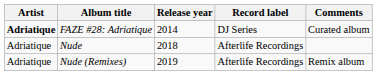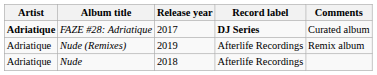(167, 29) 2014 -> (167, 29) 2017
(237, 29) normal -> (238, 29) bold
rows swapped: (71, 45) <-> (93, 62)
